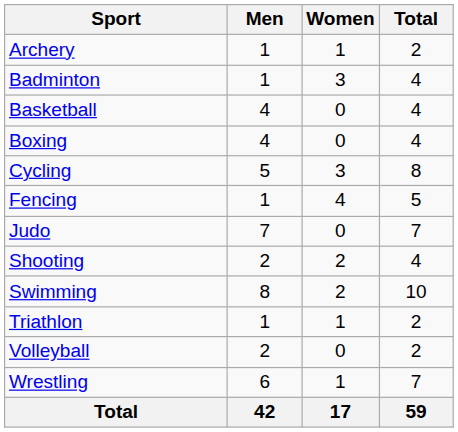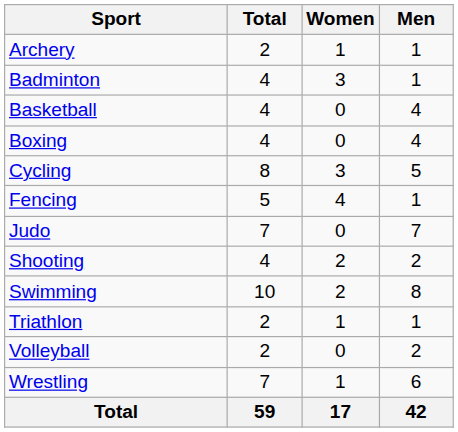columns swapped: (265, 19) <-> (416, 19)
